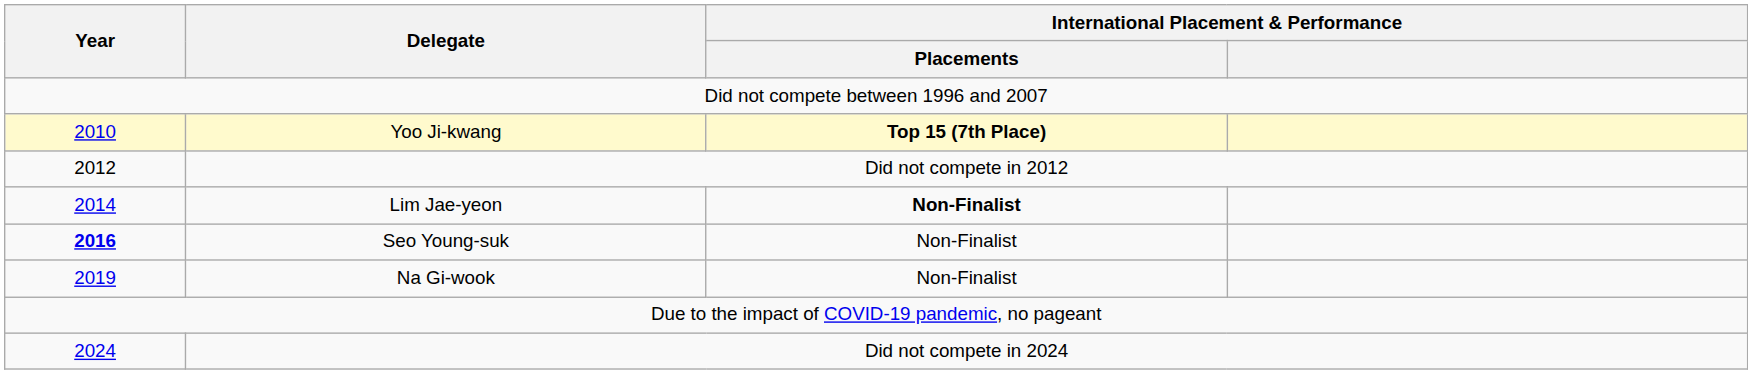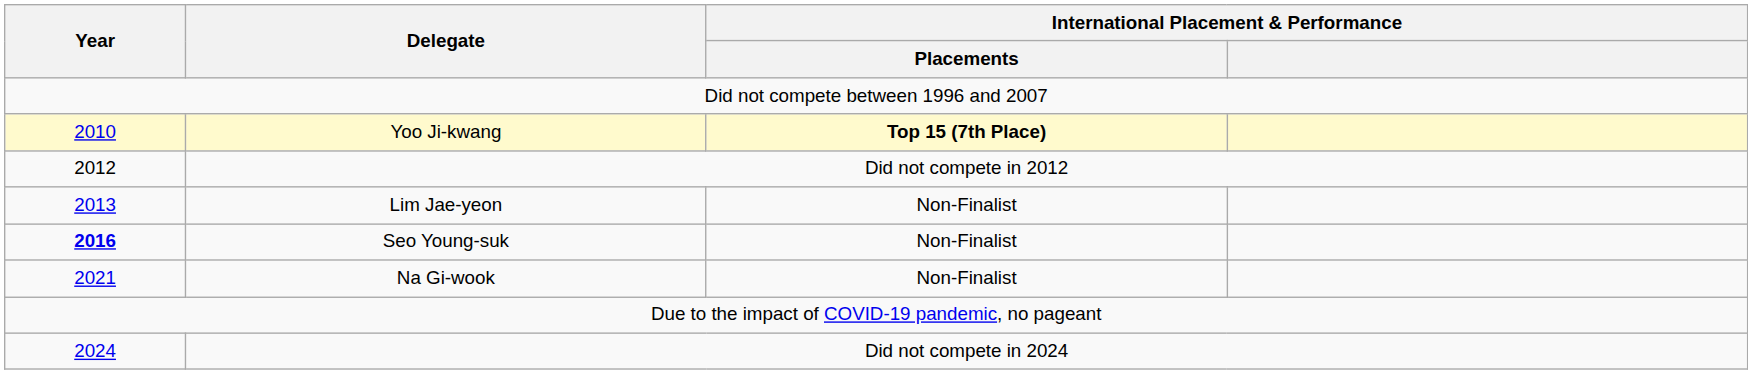(95, 204) 2014 -> (95, 204) 2013
(967, 204) bold -> (967, 204) normal
(95, 277) 2019 -> (95, 277) 2021
